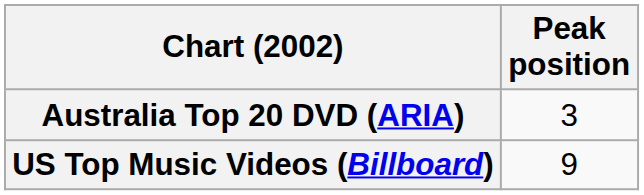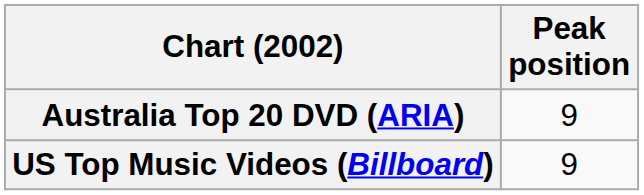(569, 114) 3 -> (569, 114) 9
